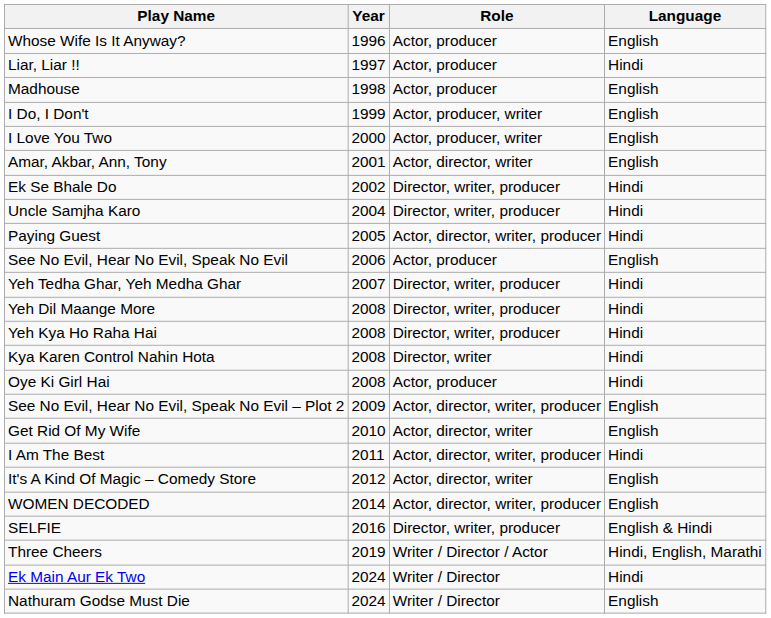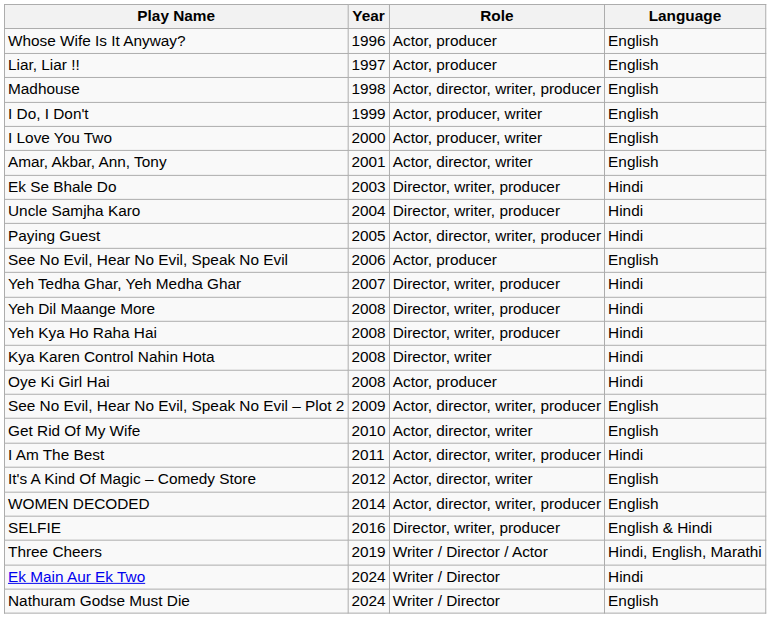(626, 65) Hindi -> (633, 65) English
(445, 89) Actor, producer -> (497, 89) Actor, director, writer, producer
(369, 187) 2002 -> (369, 187) 2003
